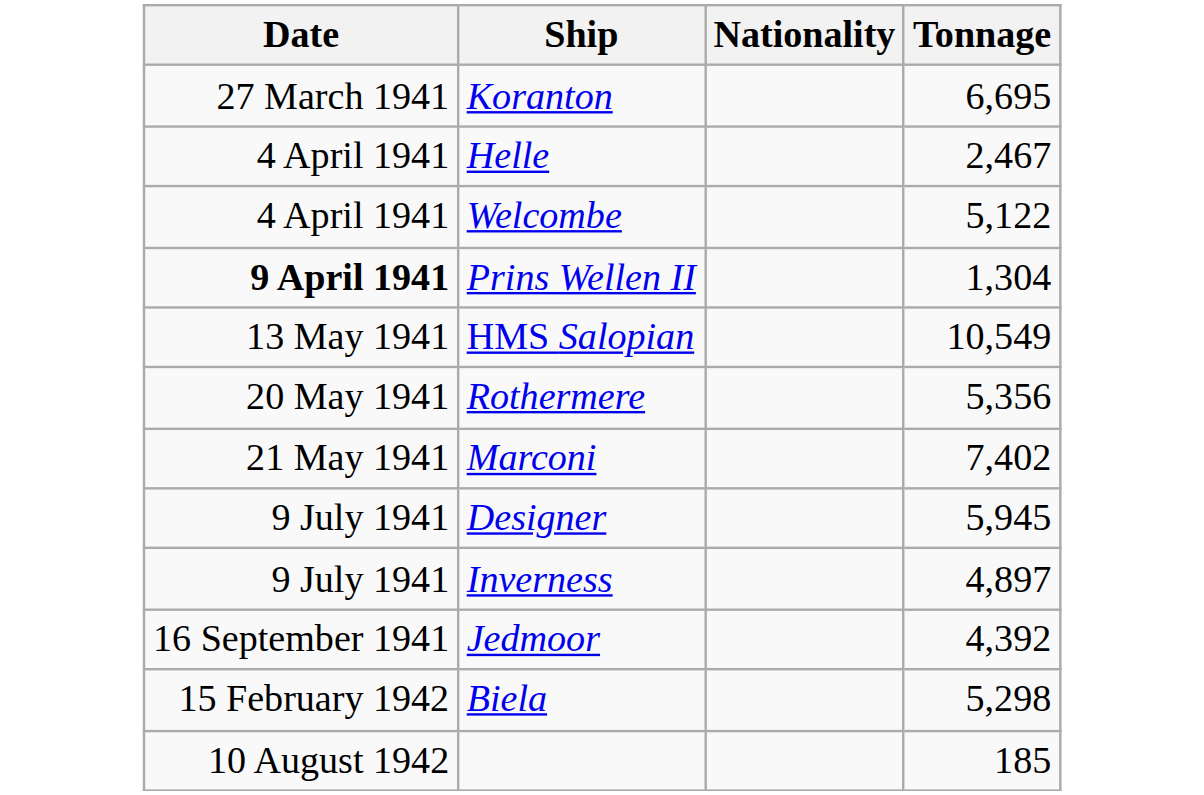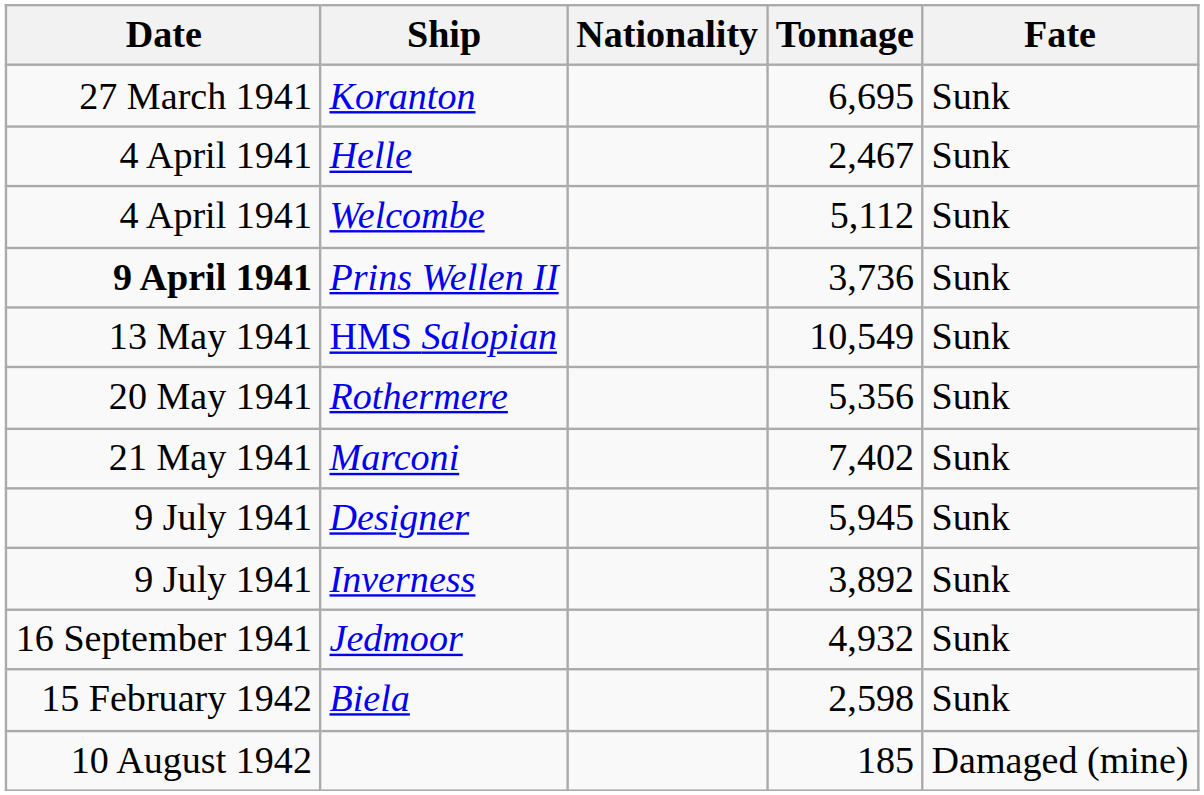+ column: (1060, 34)
(1008, 215) 5,122 -> (872, 215) 5,112
(1008, 276) 1,304 -> (871, 276) 3,736
(1008, 578) 4,897 -> (871, 578) 3,892
(1008, 638) 4,392 -> (871, 638) 4,932
(1008, 699) 5,298 -> (871, 699) 2,598
